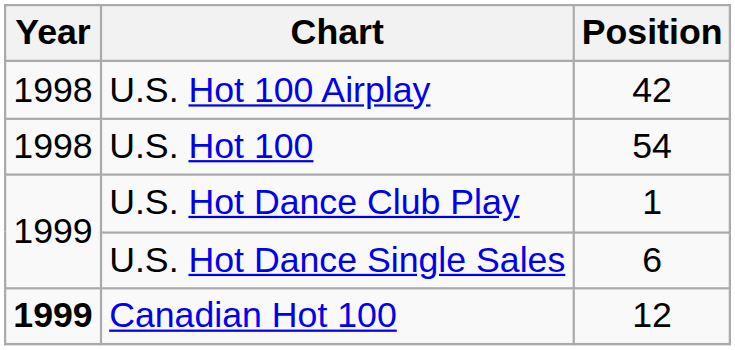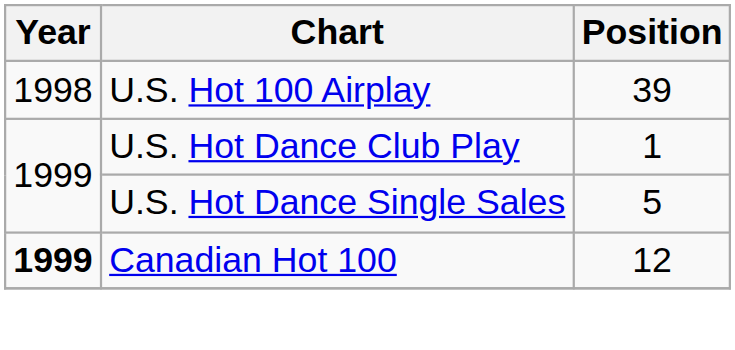(652, 89) 42 -> (652, 89) 39
- row: (211, 145)
(652, 259) 6 -> (652, 202) 5
